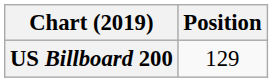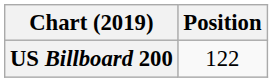(222, 58) 129 -> (222, 58) 122
